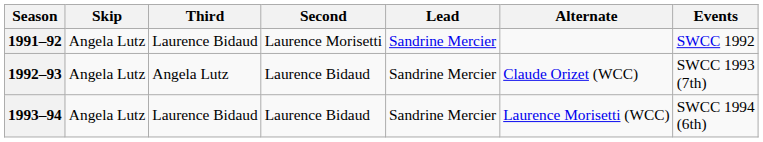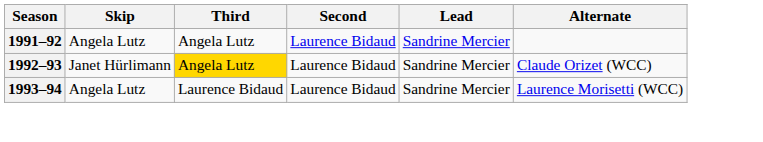- column: (716, 16)
(205, 41) Laurence Bidaud -> (216, 41) Angela Lutz
(323, 41) Laurence Morisetti -> (343, 41) Laurence Bidaud
(107, 74) Angela Lutz -> (120, 65) Janet Hürlimann
(190, 74) no background -> (216, 65) gold background
